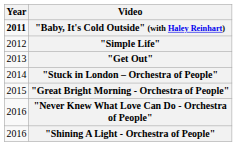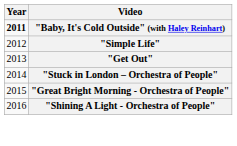- row: (130, 112)
